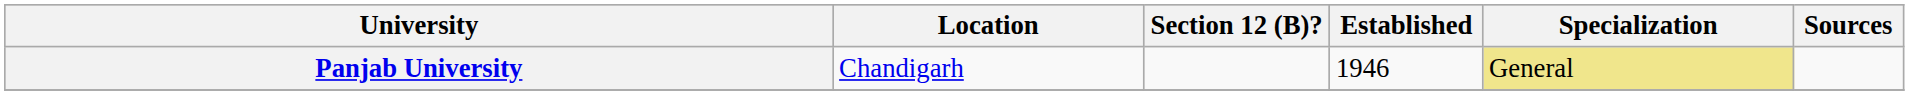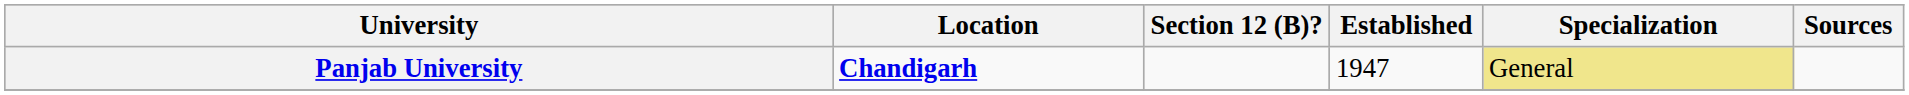(901, 68) normal -> (908, 68) bold
(1363, 68) 1946 -> (1363, 68) 1947
